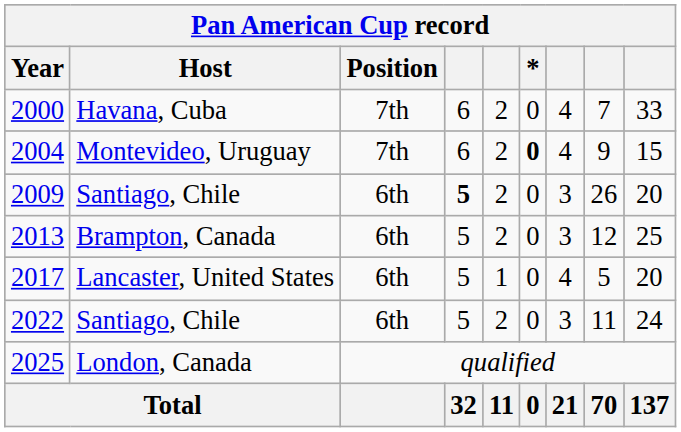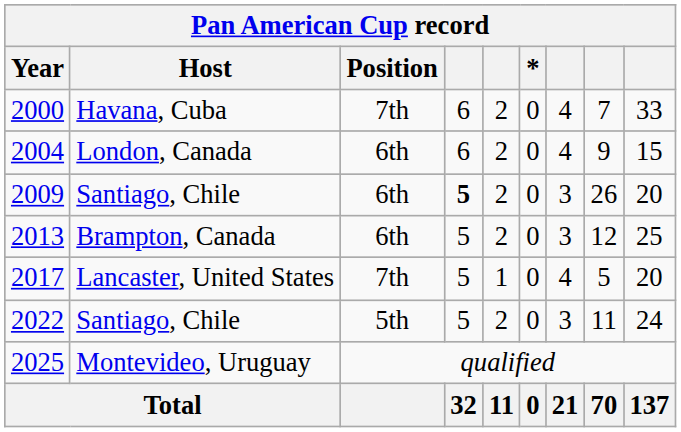(194, 151) Montevideo, Uruguay -> (164, 151) London, Canada
(392, 151) 7th -> (392, 151) 6th
(533, 151) bold -> (533, 151) normal
(392, 278) 6th -> (392, 278) 7th
(392, 320) 6th -> (392, 320) 5th
(164, 362) London, Canada -> (194, 362) Montevideo, Uruguay
